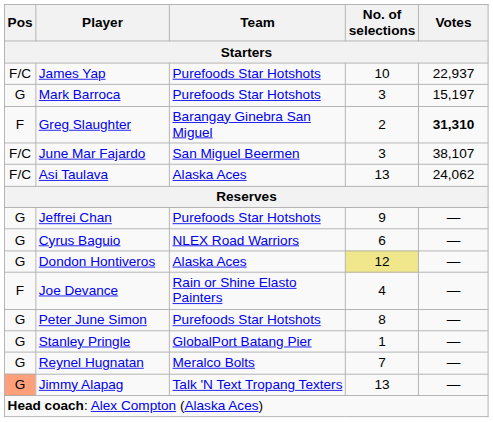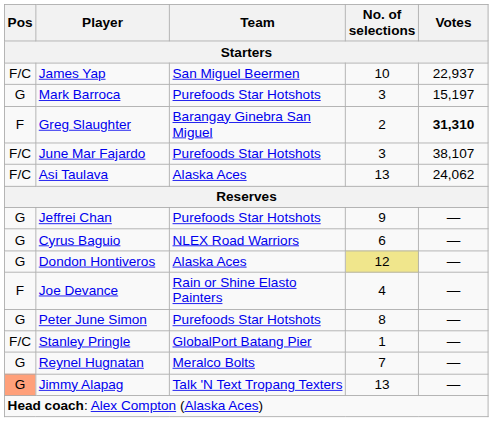(247, 73) Purefoods Star Hotshots -> (236, 73) San Miguel Beermen
(236, 153) San Miguel Beermen -> (247, 153) Purefoods Star Hotshots
(20, 341) G -> (20, 341) F/C
